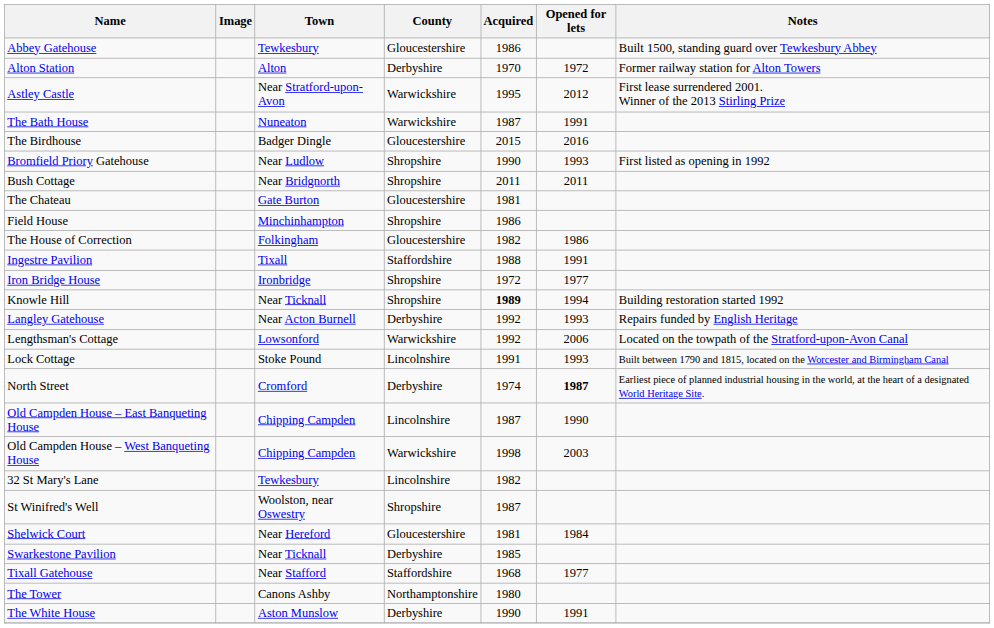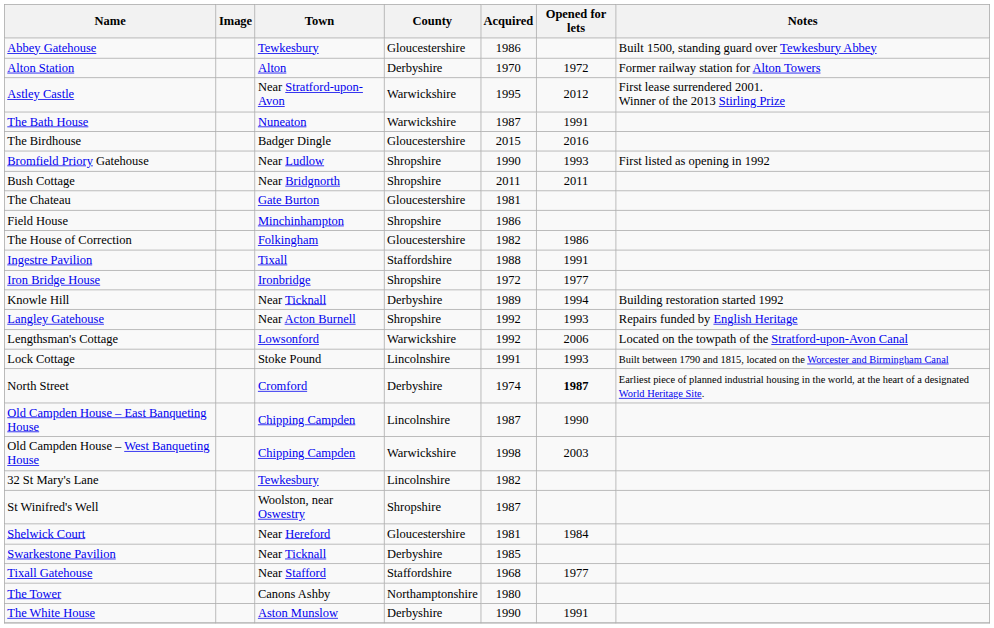(414, 299) Shropshire -> (415, 299) Derbyshire
(508, 299) bold -> (508, 299) normal
(415, 319) Derbyshire -> (414, 319) Shropshire
